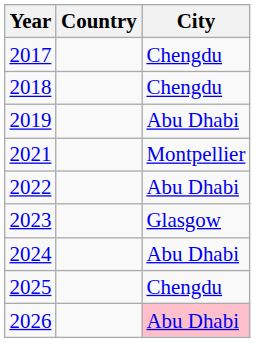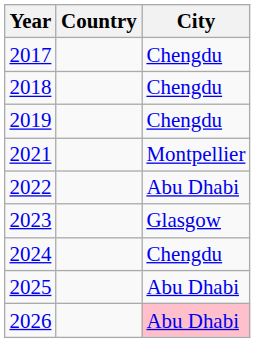(193, 120) Abu Dhabi -> (184, 120) Chengdu
(193, 253) Abu Dhabi -> (184, 253) Chengdu
(184, 287) Chengdu -> (193, 287) Abu Dhabi
